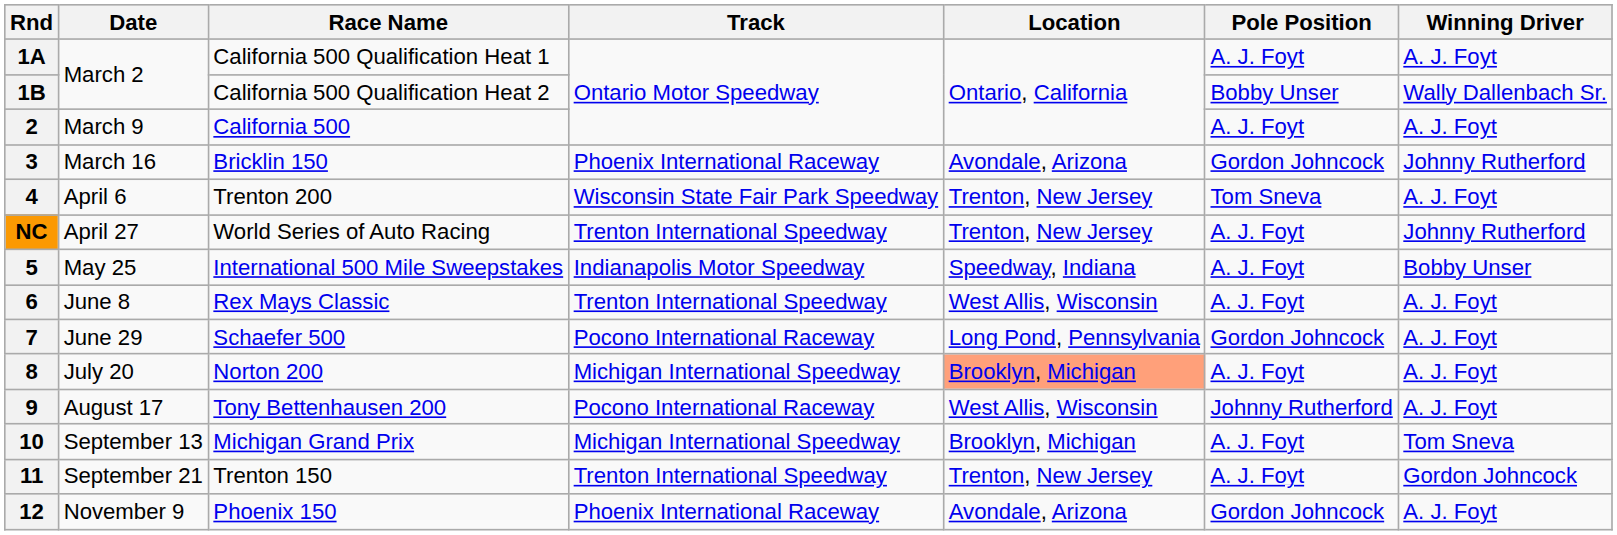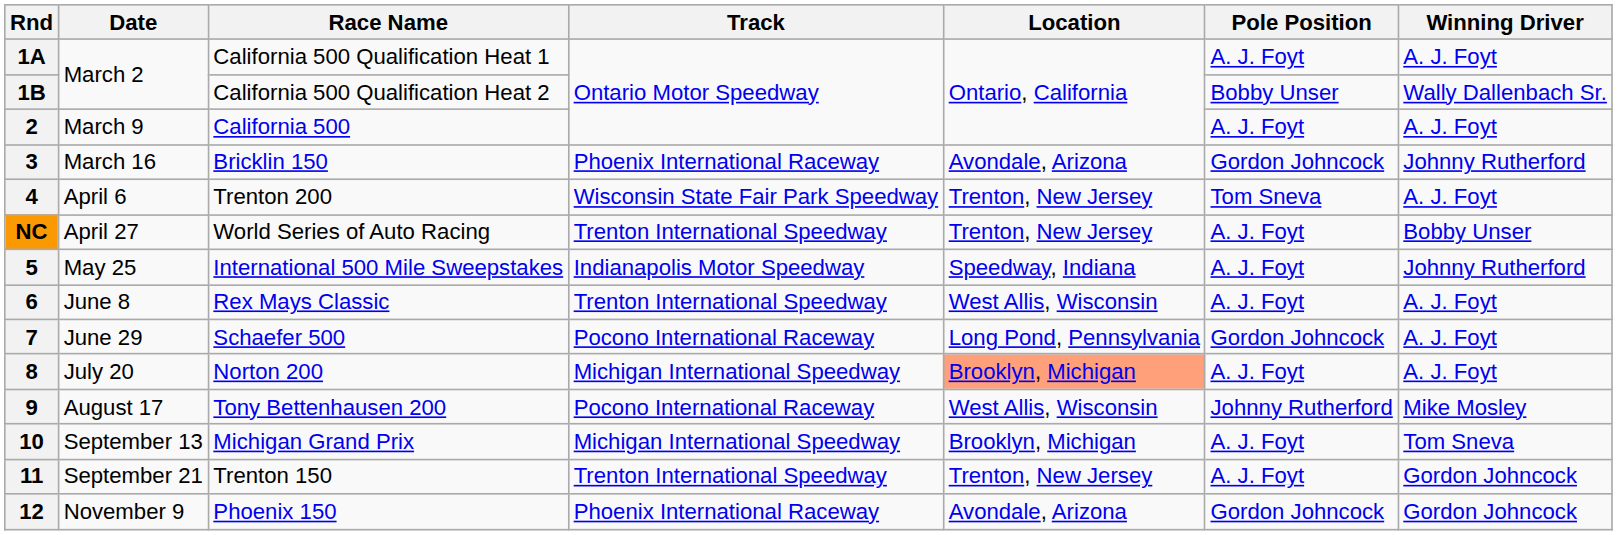(1494, 232) Johnny Rutherford -> (1467, 232) Bobby Unser
(1467, 266) Bobby Unser -> (1494, 266) Johnny Rutherford
(1450, 406) A. J. Foyt -> (1465, 406) Mike Mosley
(1450, 511) A. J. Foyt -> (1490, 511) Gordon Johncock
